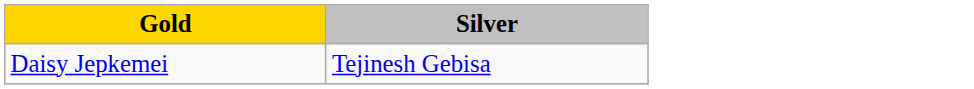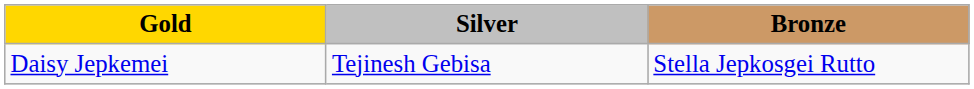+ column: (808, 24)
